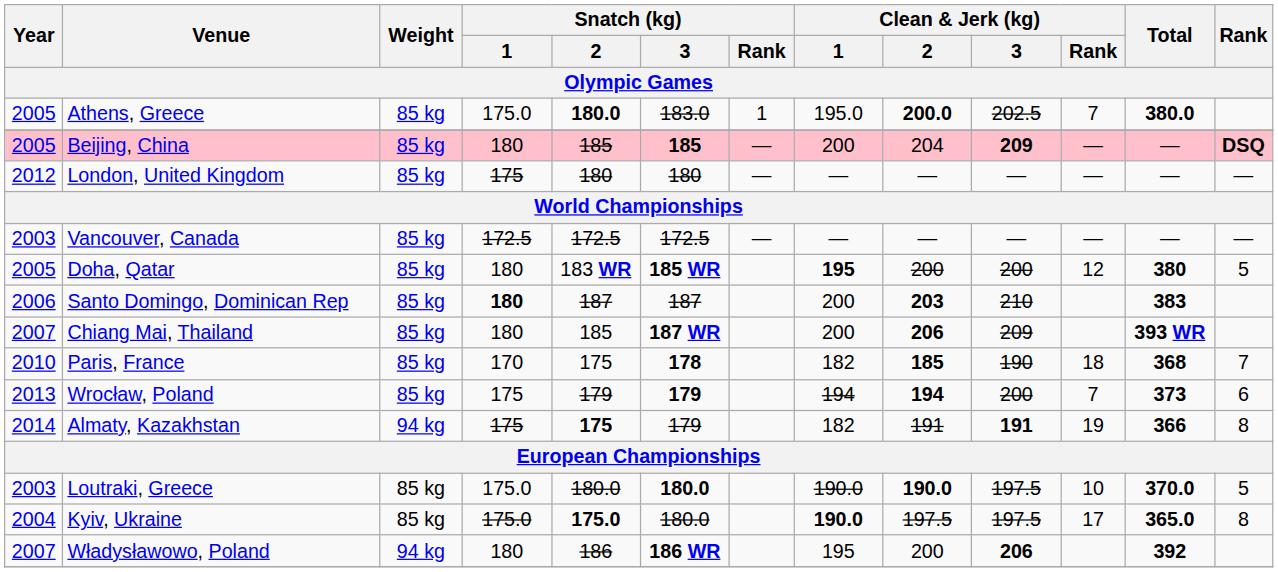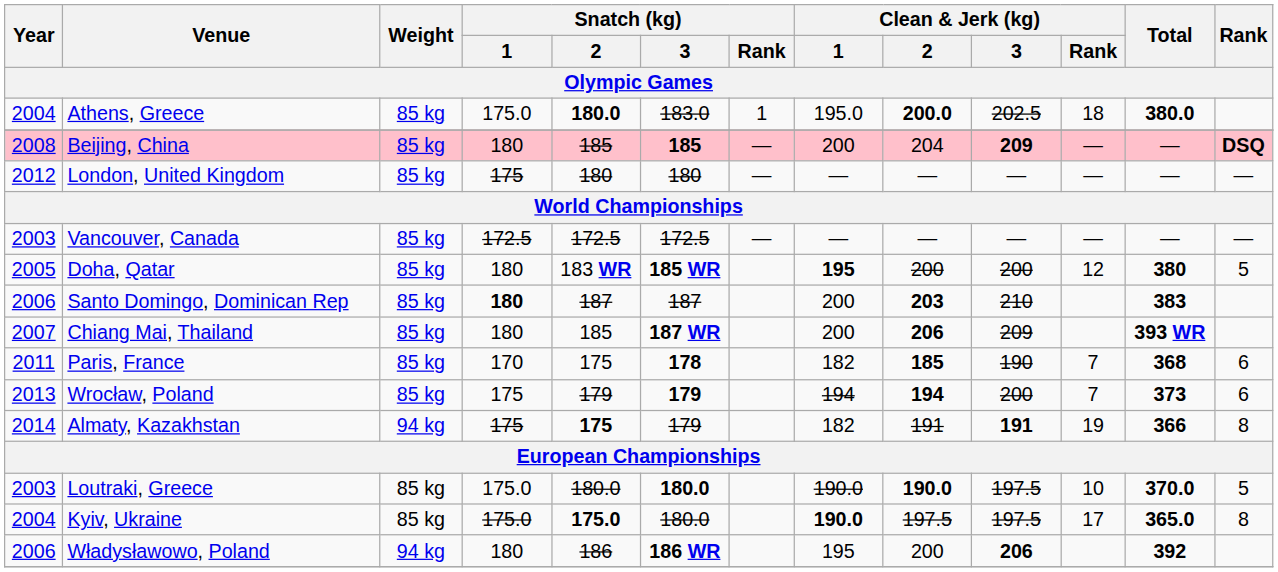(34, 113) 2005 -> (34, 113) 2004
(1093, 113) 7 -> (1093, 113) 18
(34, 144) 2005 -> (34, 144) 2008
(34, 363) 2010 -> (34, 363) 2011
(1093, 363) 18 -> (1093, 363) 7
(1243, 363) 7 -> (1243, 363) 6
(34, 550) 2007 -> (34, 550) 2006
